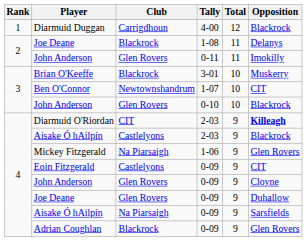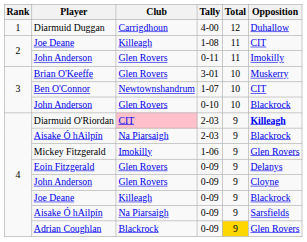(271, 27) Blackrock -> (270, 27) Duhallow
(138, 43) Blackrock -> (135, 43) Killeagh
(267, 43) Delanys -> (258, 43) CIT
(138, 74) Blackrock -> (143, 74) Glen Rovers
(126, 120) no background -> (126, 120) pink background
(141, 136) Castlelyons -> (144, 136) Na Piarsaigh
(144, 151) Na Piarsaigh -> (135, 151) Imokilly
(141, 167) Castlelyons -> (143, 167) Glen Rovers
(258, 167) CIT -> (267, 167) Delanys
(143, 197) Glen Rovers -> (135, 197) Killeagh
(270, 197) Duhallow -> (271, 197) Blackrock
(235, 228) no background -> (235, 228) gold background
